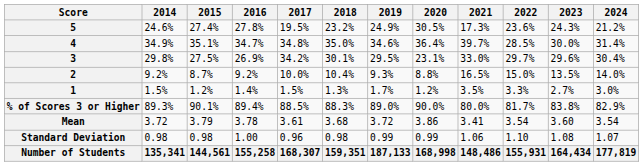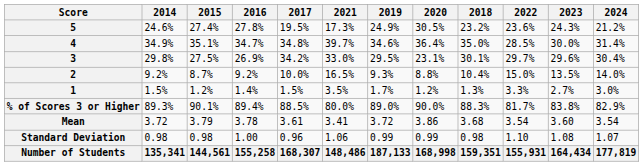columns swapped: (345, 12) <-> (481, 12)
